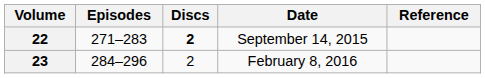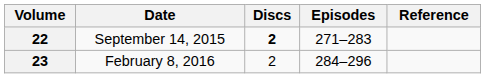columns swapped: (302, 15) <-> (119, 15)
